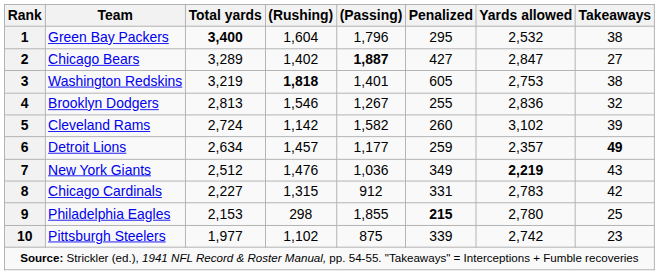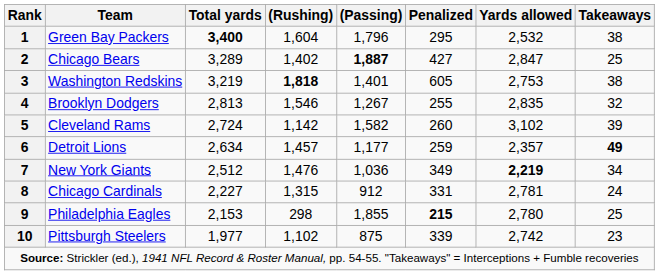(615, 59) 27 -> (615, 59) 25
(526, 103) 2,836 -> (526, 103) 2,835
(615, 170) 43 -> (615, 170) 34
(526, 192) 2,783 -> (526, 192) 2,781
(615, 192) 42 -> (615, 192) 24
